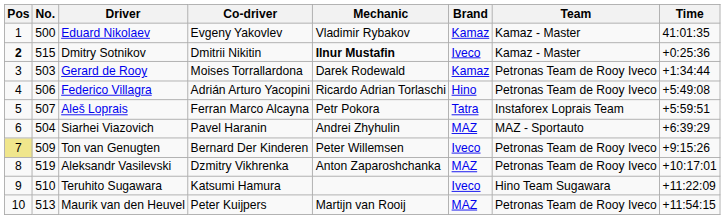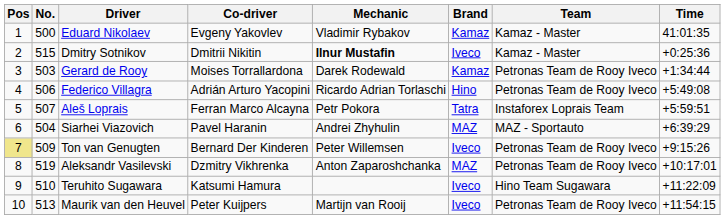(18, 52) bold -> (18, 52) normal
(464, 204) MAZ -> (466, 204) Iveco
